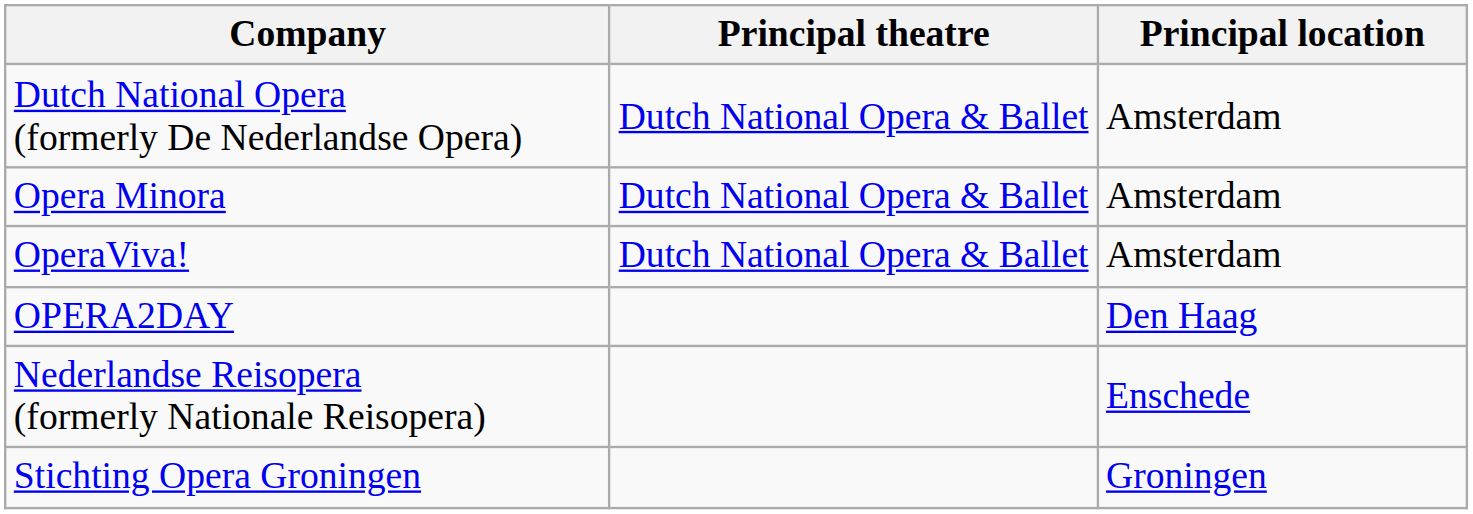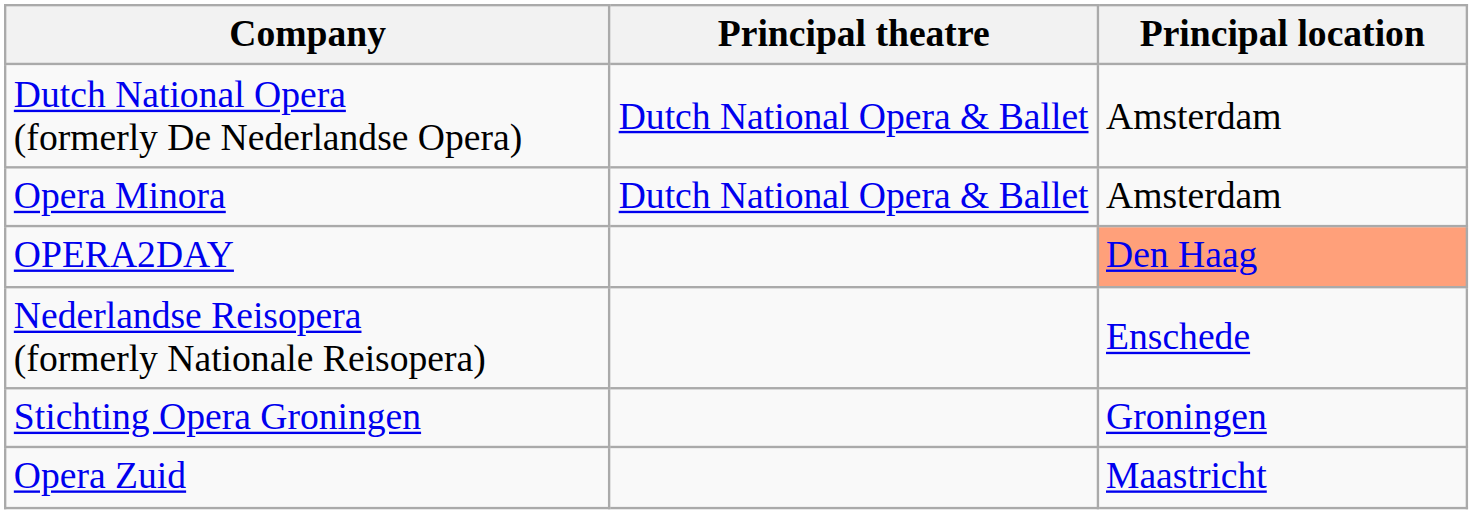- row: (101, 255)
(1182, 315) no background -> (1182, 255) lightsalmon background
+ row: (100, 476)
